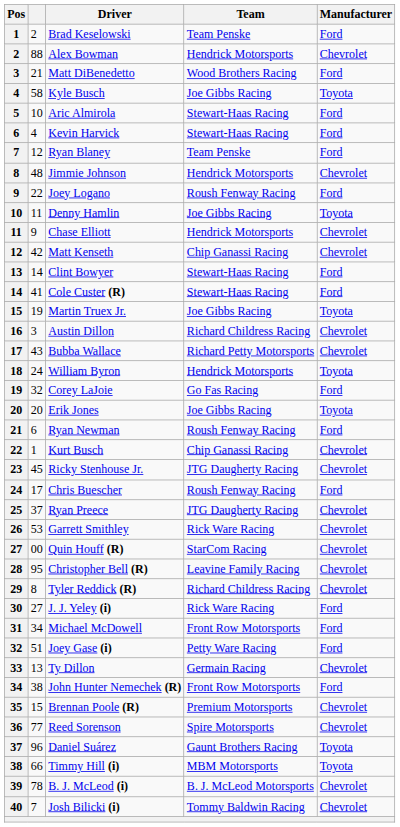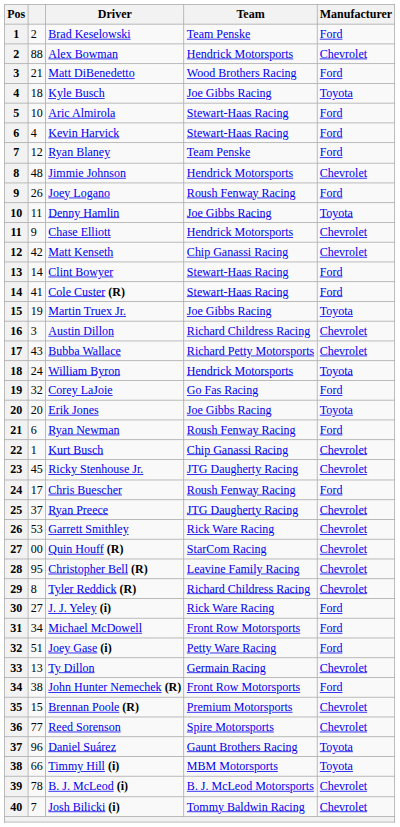(37, 93) 58 -> (37, 93) 18
(37, 192) 22 -> (37, 192) 26
